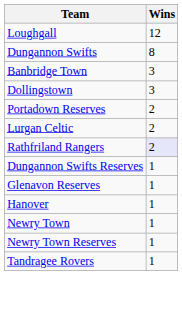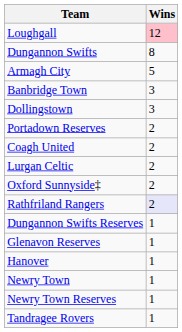(155, 33) no background -> (155, 33) pink background
+ row: (39, 71)
+ row: (41, 147)
+ row: (54, 185)
